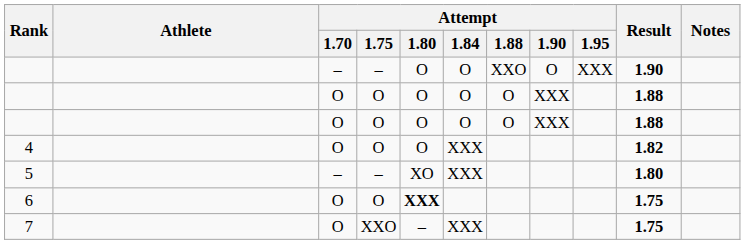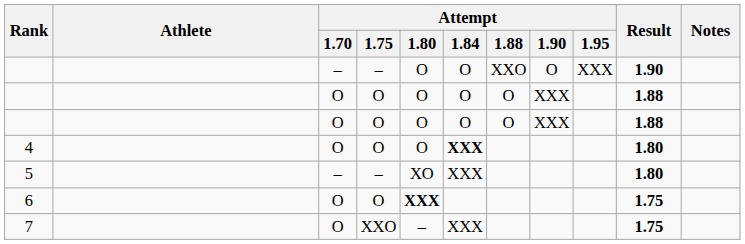(465, 148) normal -> (465, 148) bold
(649, 148) 1.82 -> (649, 148) 1.80
